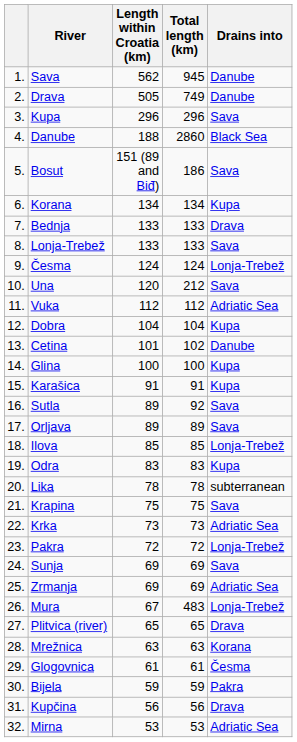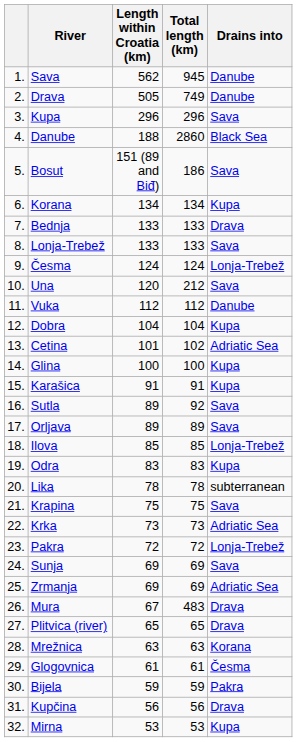(244, 306) Adriatic Sea -> (232, 306) Danube
(232, 346) Danube -> (244, 346) Adriatic Sea
(247, 606) Lonja-Trebež -> (227, 606) Drava
(244, 727) Adriatic Sea -> (225, 727) Kupa
